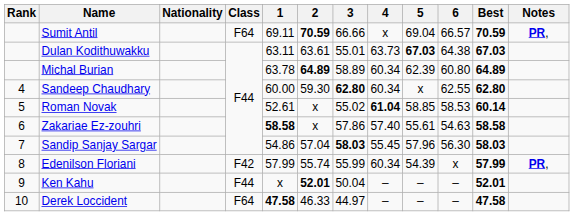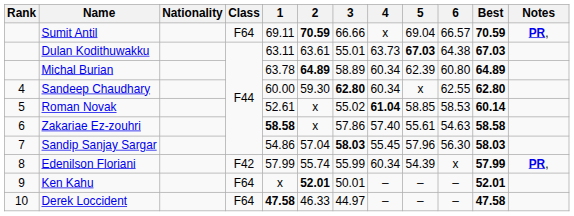(244, 182) F44 -> (244, 182) F64
(350, 182) 50.04 -> (350, 182) 50.01
